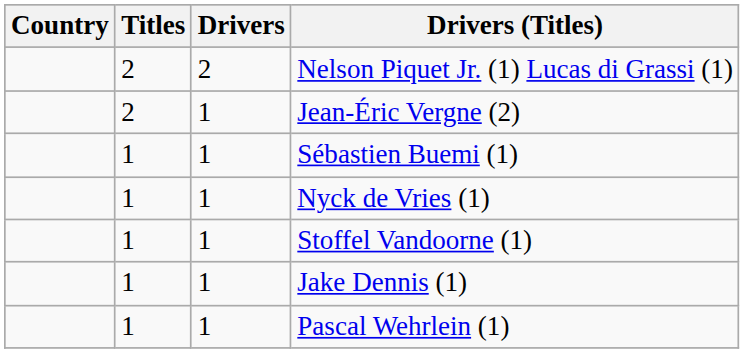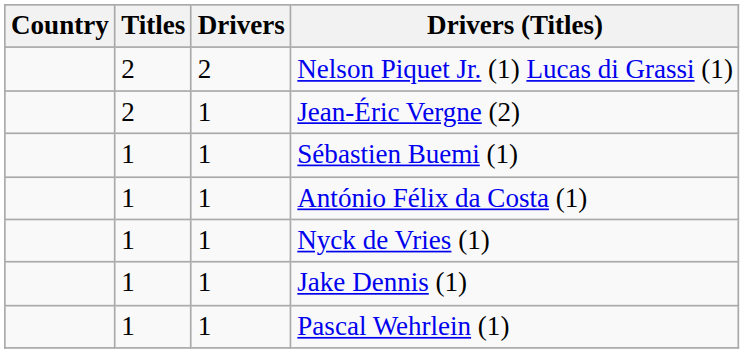+ row: (442, 197)
- row: (415, 240)
